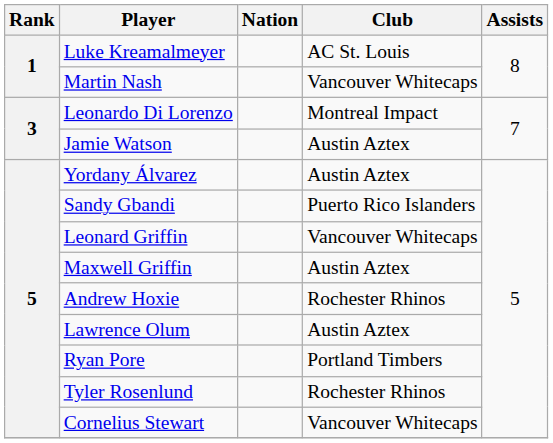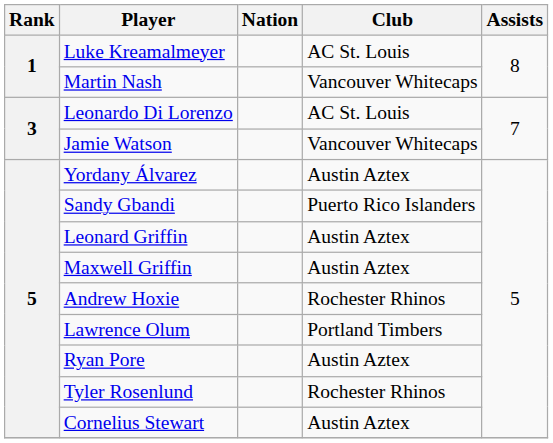(373, 112) Montreal Impact -> (358, 112) AC St. Louis
(358, 143) Austin Aztex -> (392, 143) Vancouver Whitecaps
(392, 236) Vancouver Whitecaps -> (358, 236) Austin Aztex
(358, 329) Austin Aztex -> (375, 329) Portland Timbers
(375, 360) Portland Timbers -> (358, 360) Austin Aztex
(392, 422) Vancouver Whitecaps -> (358, 422) Austin Aztex
